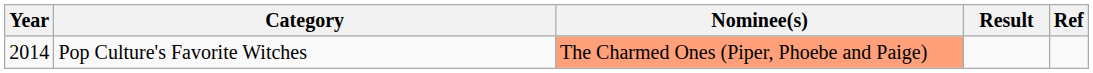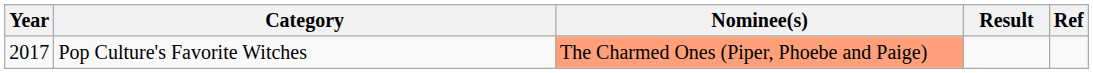(29, 52) 2014 -> (29, 52) 2017
